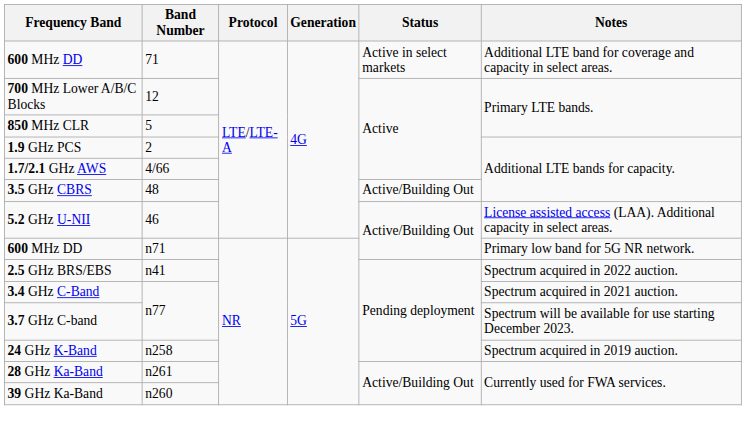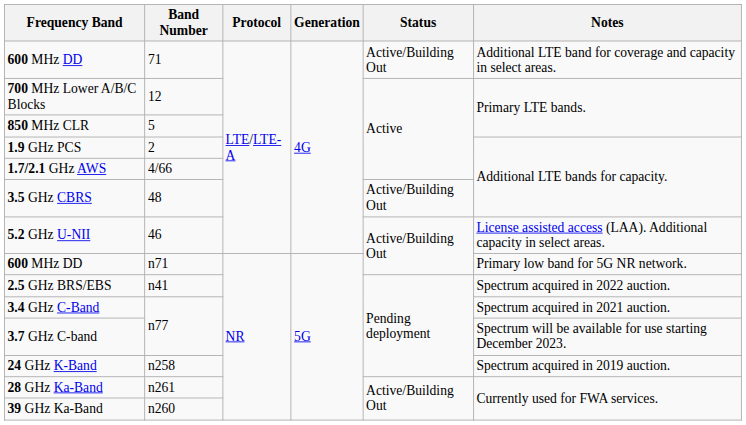(405, 59) Active in select markets -> (410, 59) Active/Building Out
